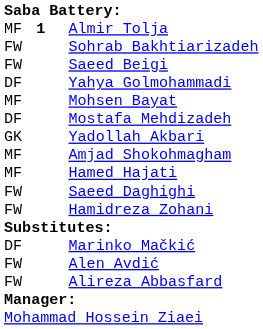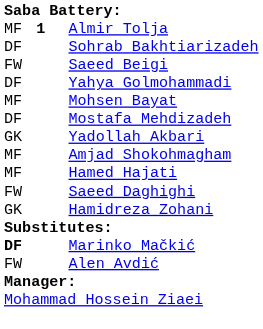(13, 47) FW -> (13, 47) DF
(13, 210) FW -> (13, 210) GK
(13, 246) normal -> (13, 246) bold
- row: (145, 282)
